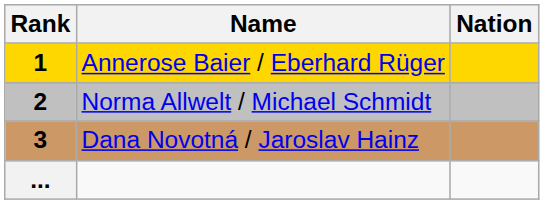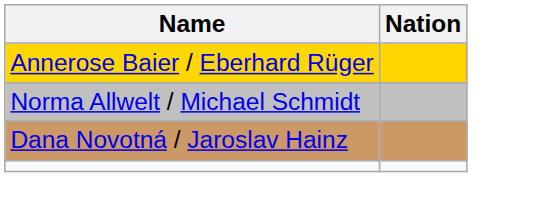- column: (40, 23)
